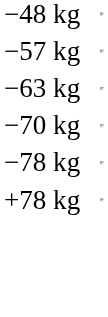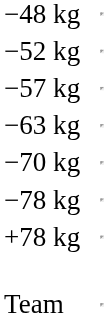+ row: (42, 51)
+ row: (34, 304)
